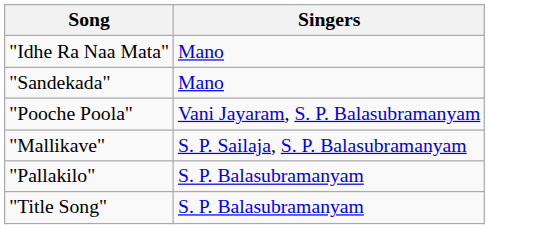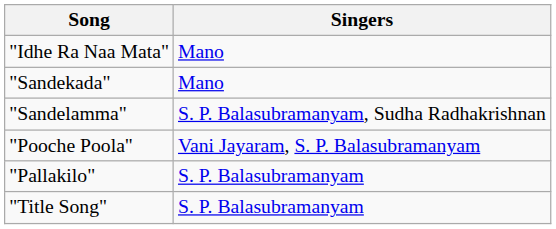+ row: (68, 113)
- row: (57, 144)
